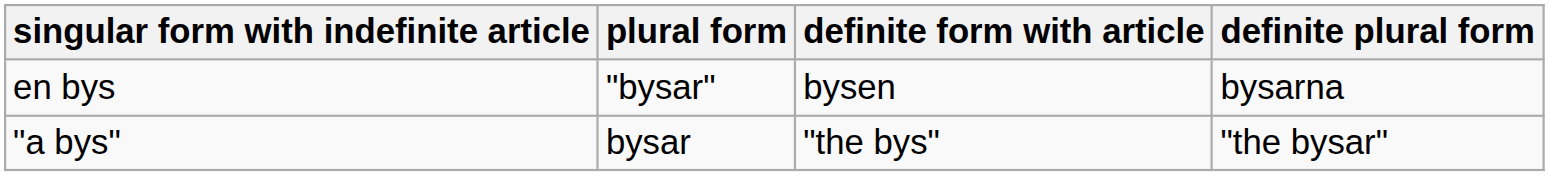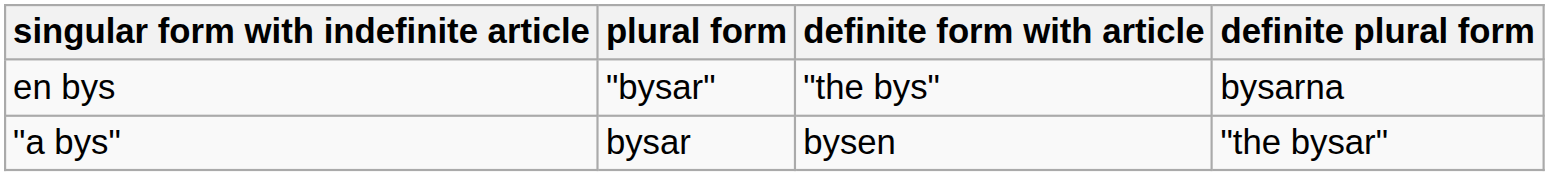(850, 87) bysen -> (872, 87) "the bys"
(872, 142) "the bys" -> (850, 142) bysen
